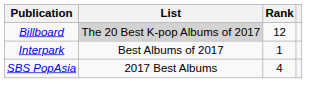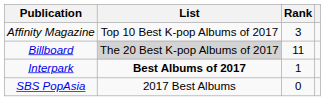+ row: (51, 31)
(280, 31) 12 -> (298, 50) 11
(171, 50) normal -> (189, 68) bold
(280, 68) 4 -> (298, 86) 0
